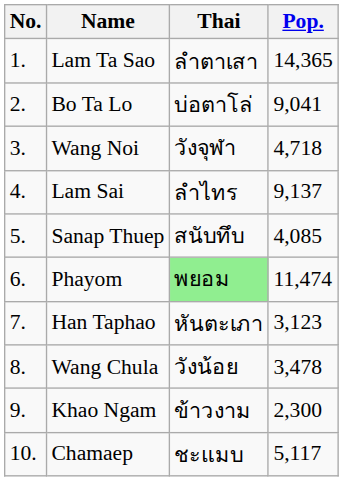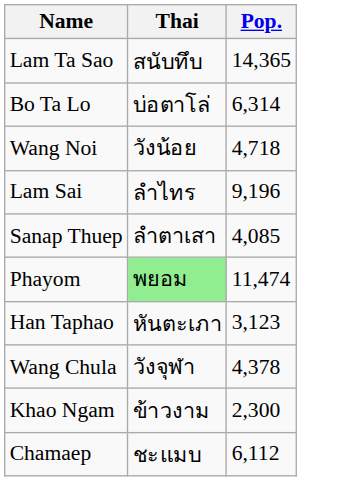- column: (26, 21)
(216, 61) ลำตาเสา -> (168, 61) สนับทึบ
(298, 104) 9,041 -> (256, 104) 6,314
(205, 148) วังจุฬา -> (164, 148) วังน้อย
(298, 191) 9,137 -> (256, 191) 9,196
(209, 236) สนับทึบ -> (174, 236) ลำตาเสา
(206, 367) วังน้อย -> (164, 367) วังจุฬา
(298, 366) 3,478 -> (256, 366) 4,378
(297, 453) 5,117 -> (256, 453) 6,112
